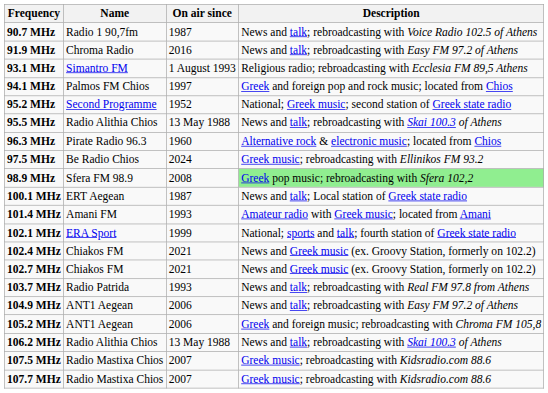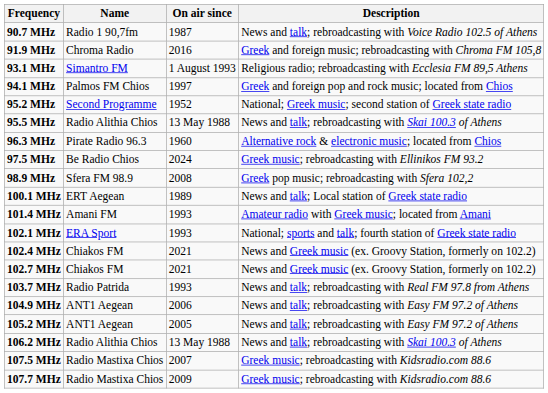(380, 50) News and talk; rebroadcasting with Easy FM 97.2 of Athens -> (391, 50) Greek and foreign music; rebroadcasting with Chroma FM 105,8
(357, 178) lightgreen background -> (357, 178) no background
(180, 196) 1987 -> (180, 196) 1989
(180, 232) 1999 -> (180, 232) 1993
(180, 324) 2006 -> (180, 324) 2005
(391, 324) Greek and foreign music; rebroadcasting with Chroma FM 105,8 -> (380, 324) News and talk; rebroadcasting with Easy FM 97.2 of Athens
(180, 379) 2007 -> (180, 379) 2009
